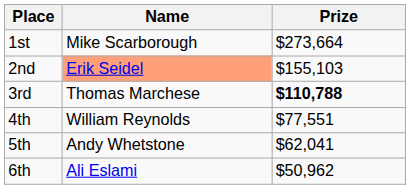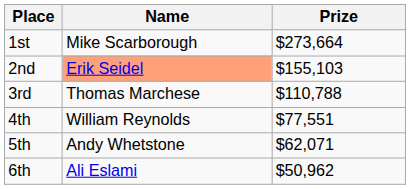(309, 94) bold -> (309, 94) normal
(305, 145) $62,041 -> (305, 145) $62,071
